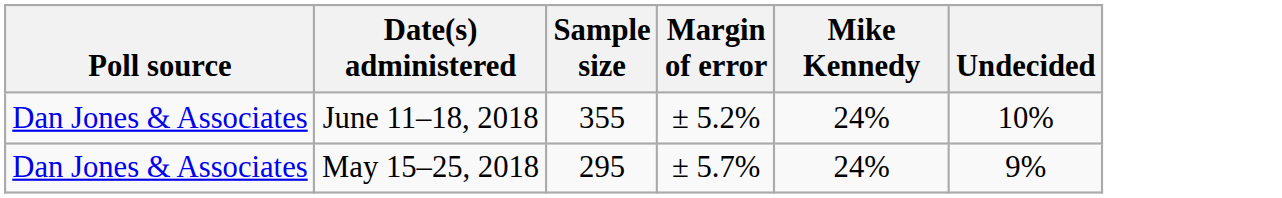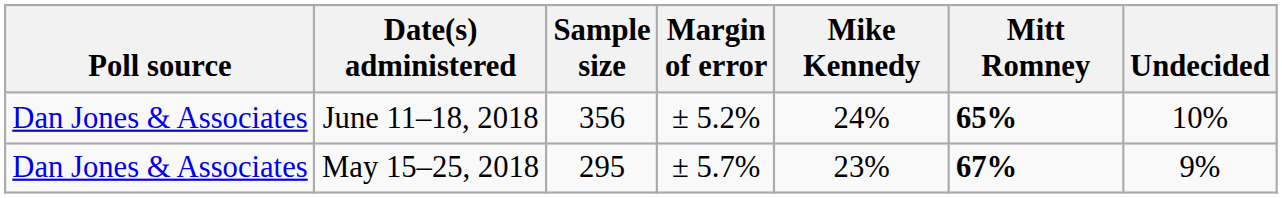+ column: (1036, 48)
(602, 116) 355 -> (602, 116) 356
(862, 167) 24% -> (862, 167) 23%
